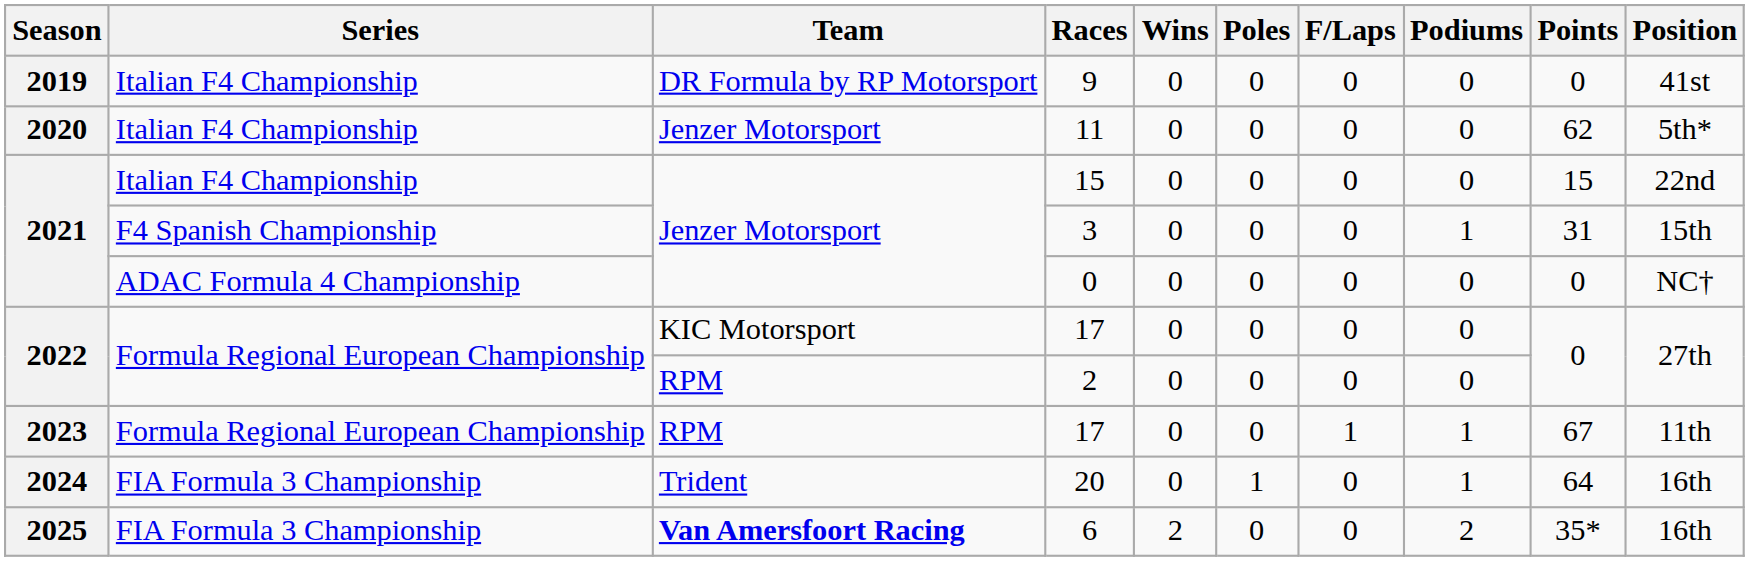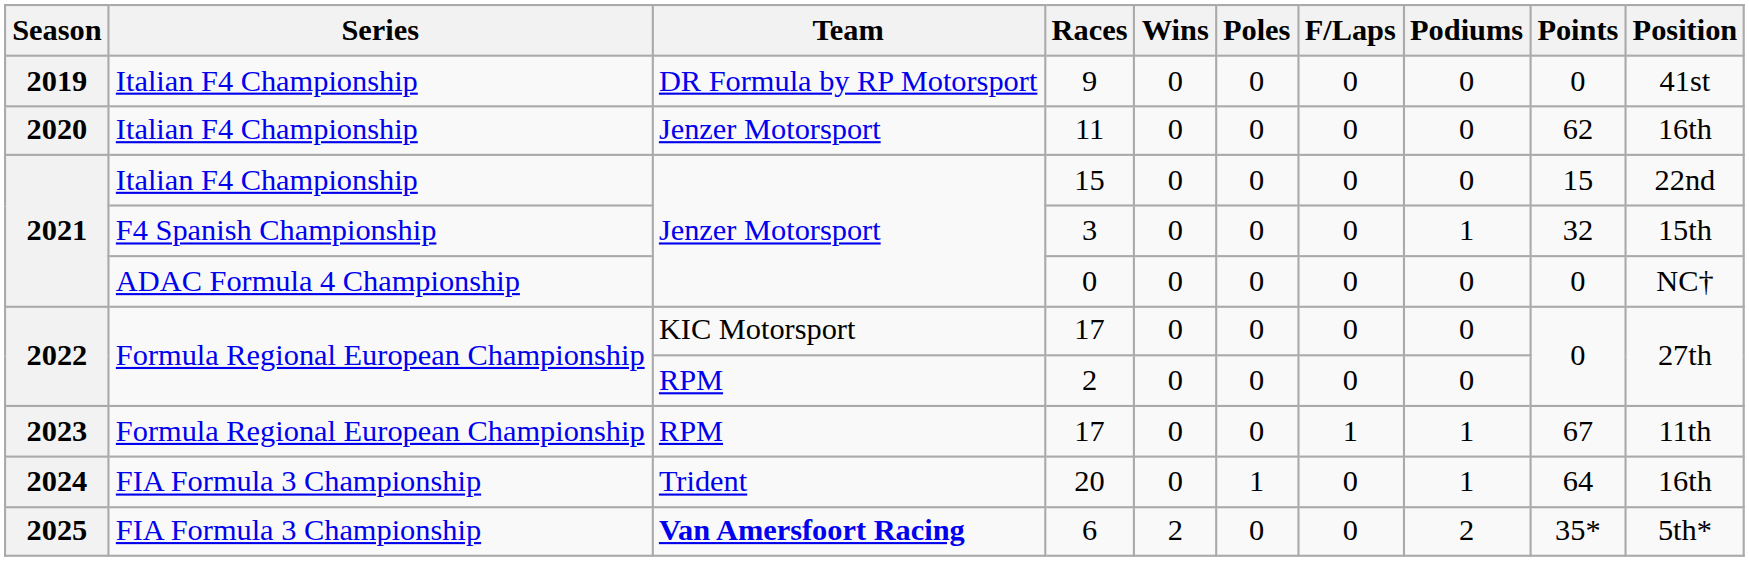(1685, 130) 5th* -> (1685, 130) 16th
(1578, 230) 31 -> (1578, 230) 32
(1685, 531) 16th -> (1685, 531) 5th*
